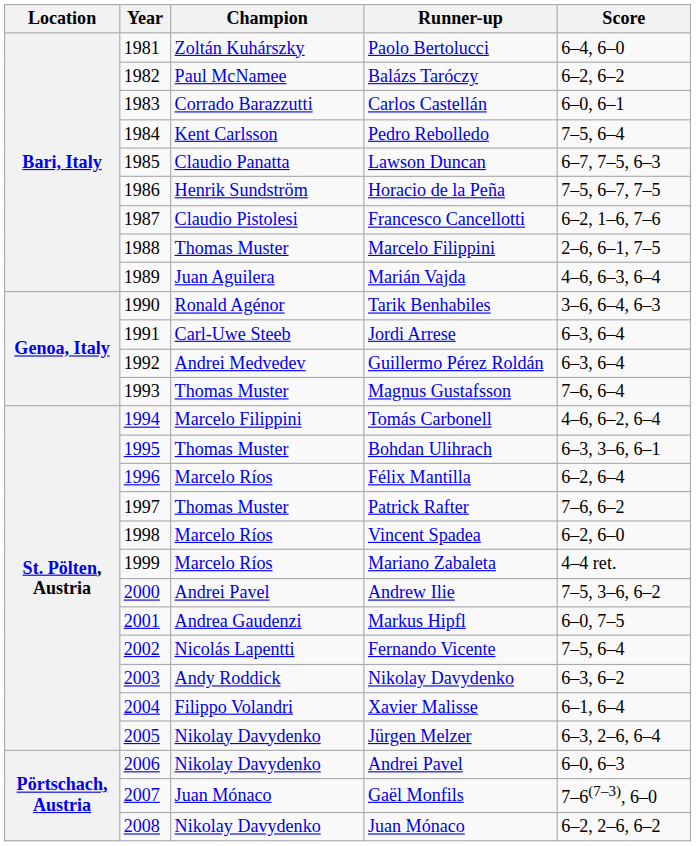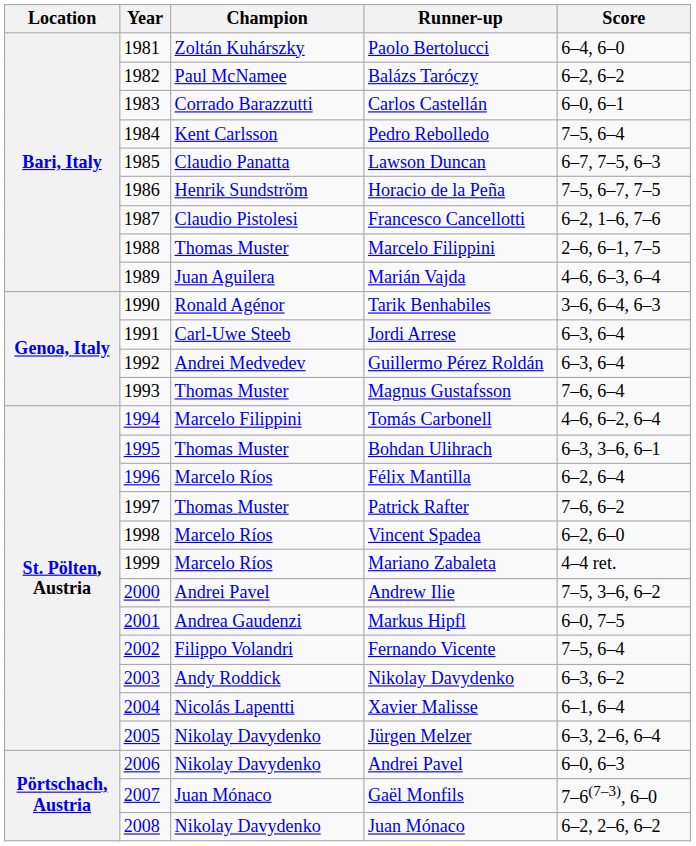(235, 649) Nicolás Lapentti -> (234, 649) Filippo Volandri
(234, 707) Filippo Volandri -> (235, 707) Nicolás Lapentti
